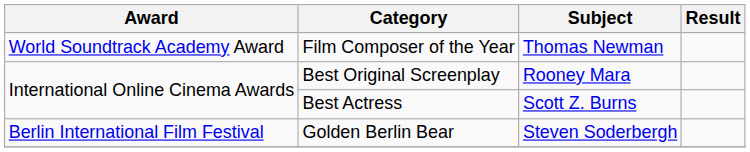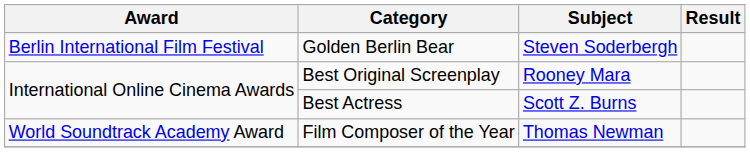rows swapped: (378, 132) <-> (409, 47)
